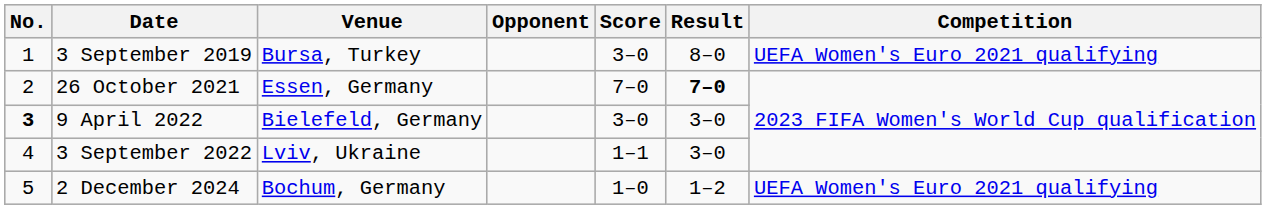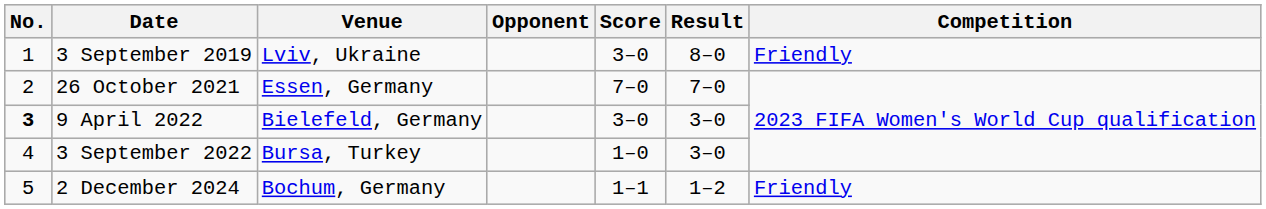(341, 55) Bursa, Turkey -> (341, 55) Lviv, Ukraine
(956, 55) UEFA Women's Euro 2021 qualifying -> (803, 55) Friendly
(707, 88) bold -> (707, 88) normal
(341, 154) Lviv, Ukraine -> (341, 154) Bursa, Turkey
(630, 154) 1–1 -> (630, 154) 1–0
(630, 188) 1–0 -> (630, 188) 1–1
(956, 188) UEFA Women's Euro 2021 qualifying -> (803, 188) Friendly
